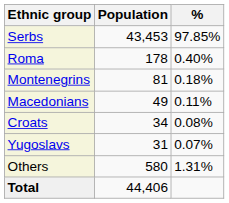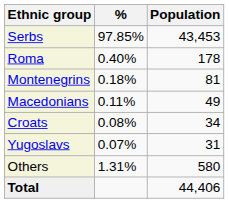columns swapped: (133, 15) <-> (197, 15)
